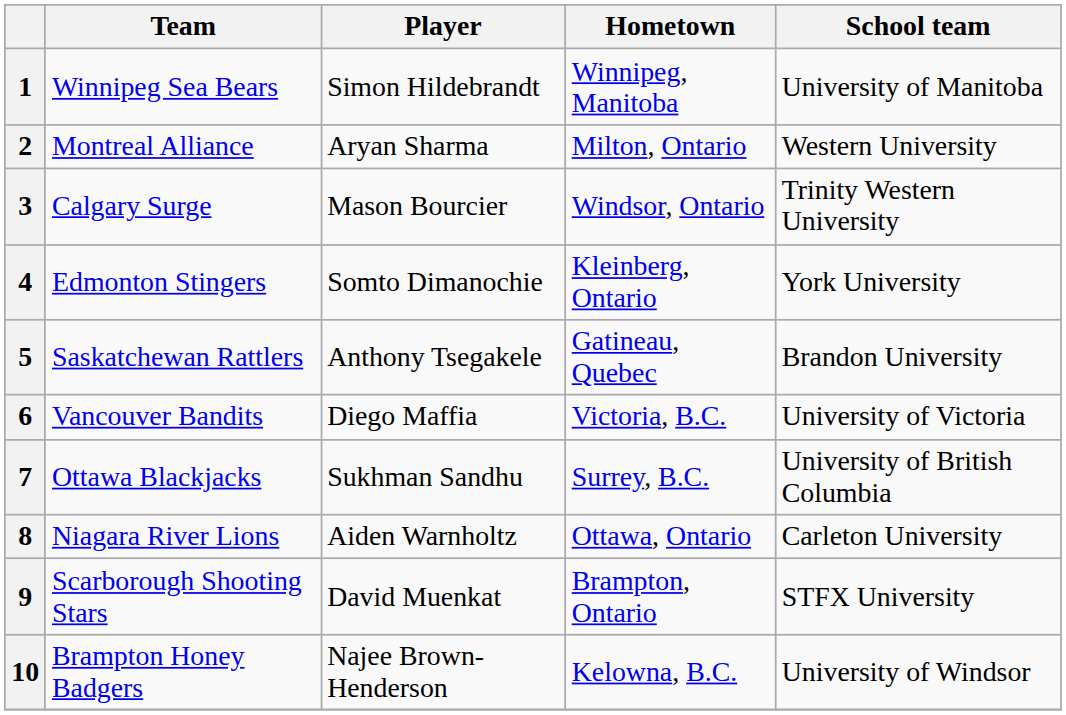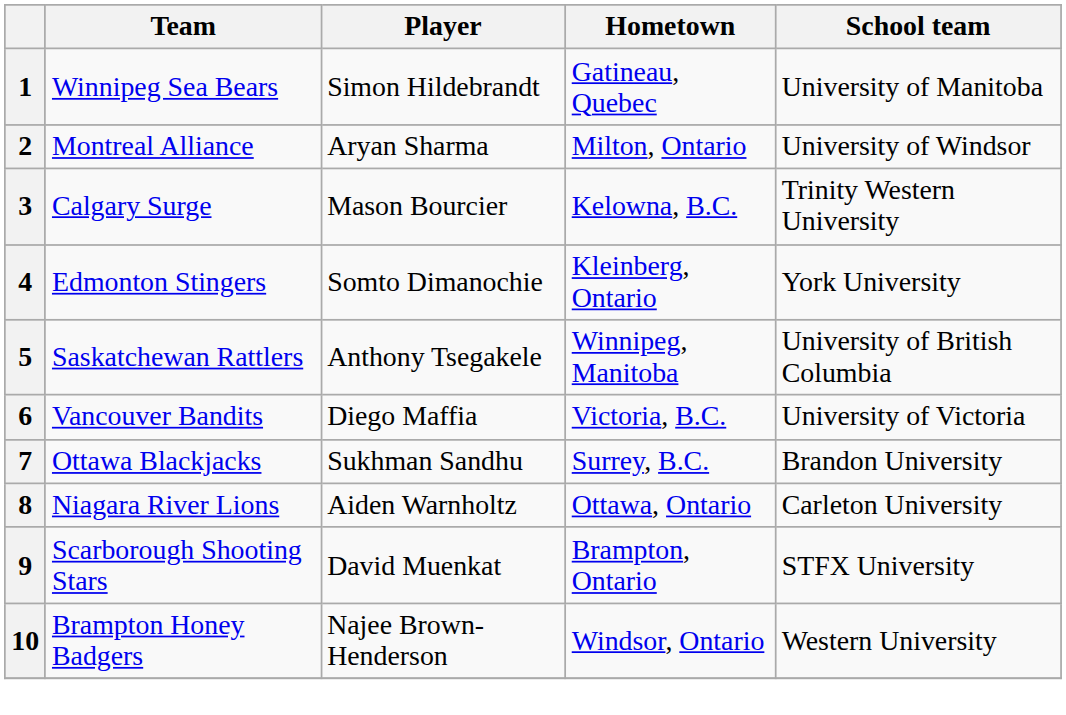(630, 86) Winnipeg, Manitoba -> (625, 86) Gatineau, Quebec
(889, 146) Western University -> (906, 146) University of Windsor
(668, 206) Windsor, Ontario -> (654, 206) Kelowna, B.C.
(625, 356) Gatineau, Quebec -> (630, 356) Winnipeg, Manitoba
(892, 356) Brandon University -> (897, 356) University of British Columbia
(897, 476) University of British Columbia -> (892, 460) Brandon University
(654, 671) Kelowna, B.C. -> (668, 640) Windsor, Ontario
(906, 671) University of Windsor -> (889, 640) Western University
